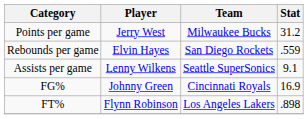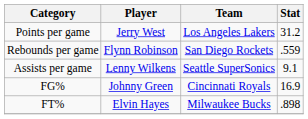(229, 31) Milwaukee Bucks -> (229, 31) Los Angeles Lakers
(141, 50) Elvin Hayes -> (141, 50) Flynn Robinson
(141, 104) Flynn Robinson -> (141, 104) Elvin Hayes
(229, 104) Los Angeles Lakers -> (229, 104) Milwaukee Bucks
